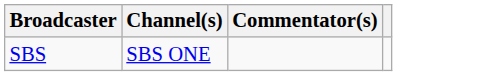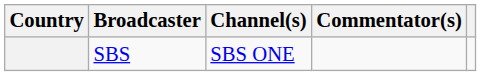+ column: (47, 20)
